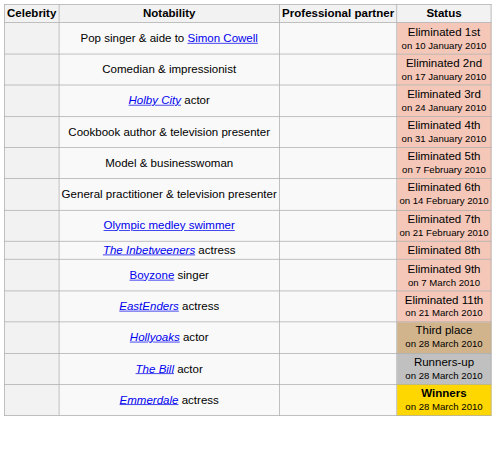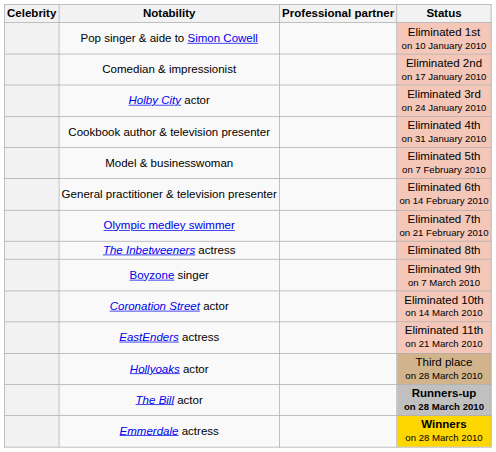+ row: (169, 306)
(444, 368) normal -> (444, 400) bold
